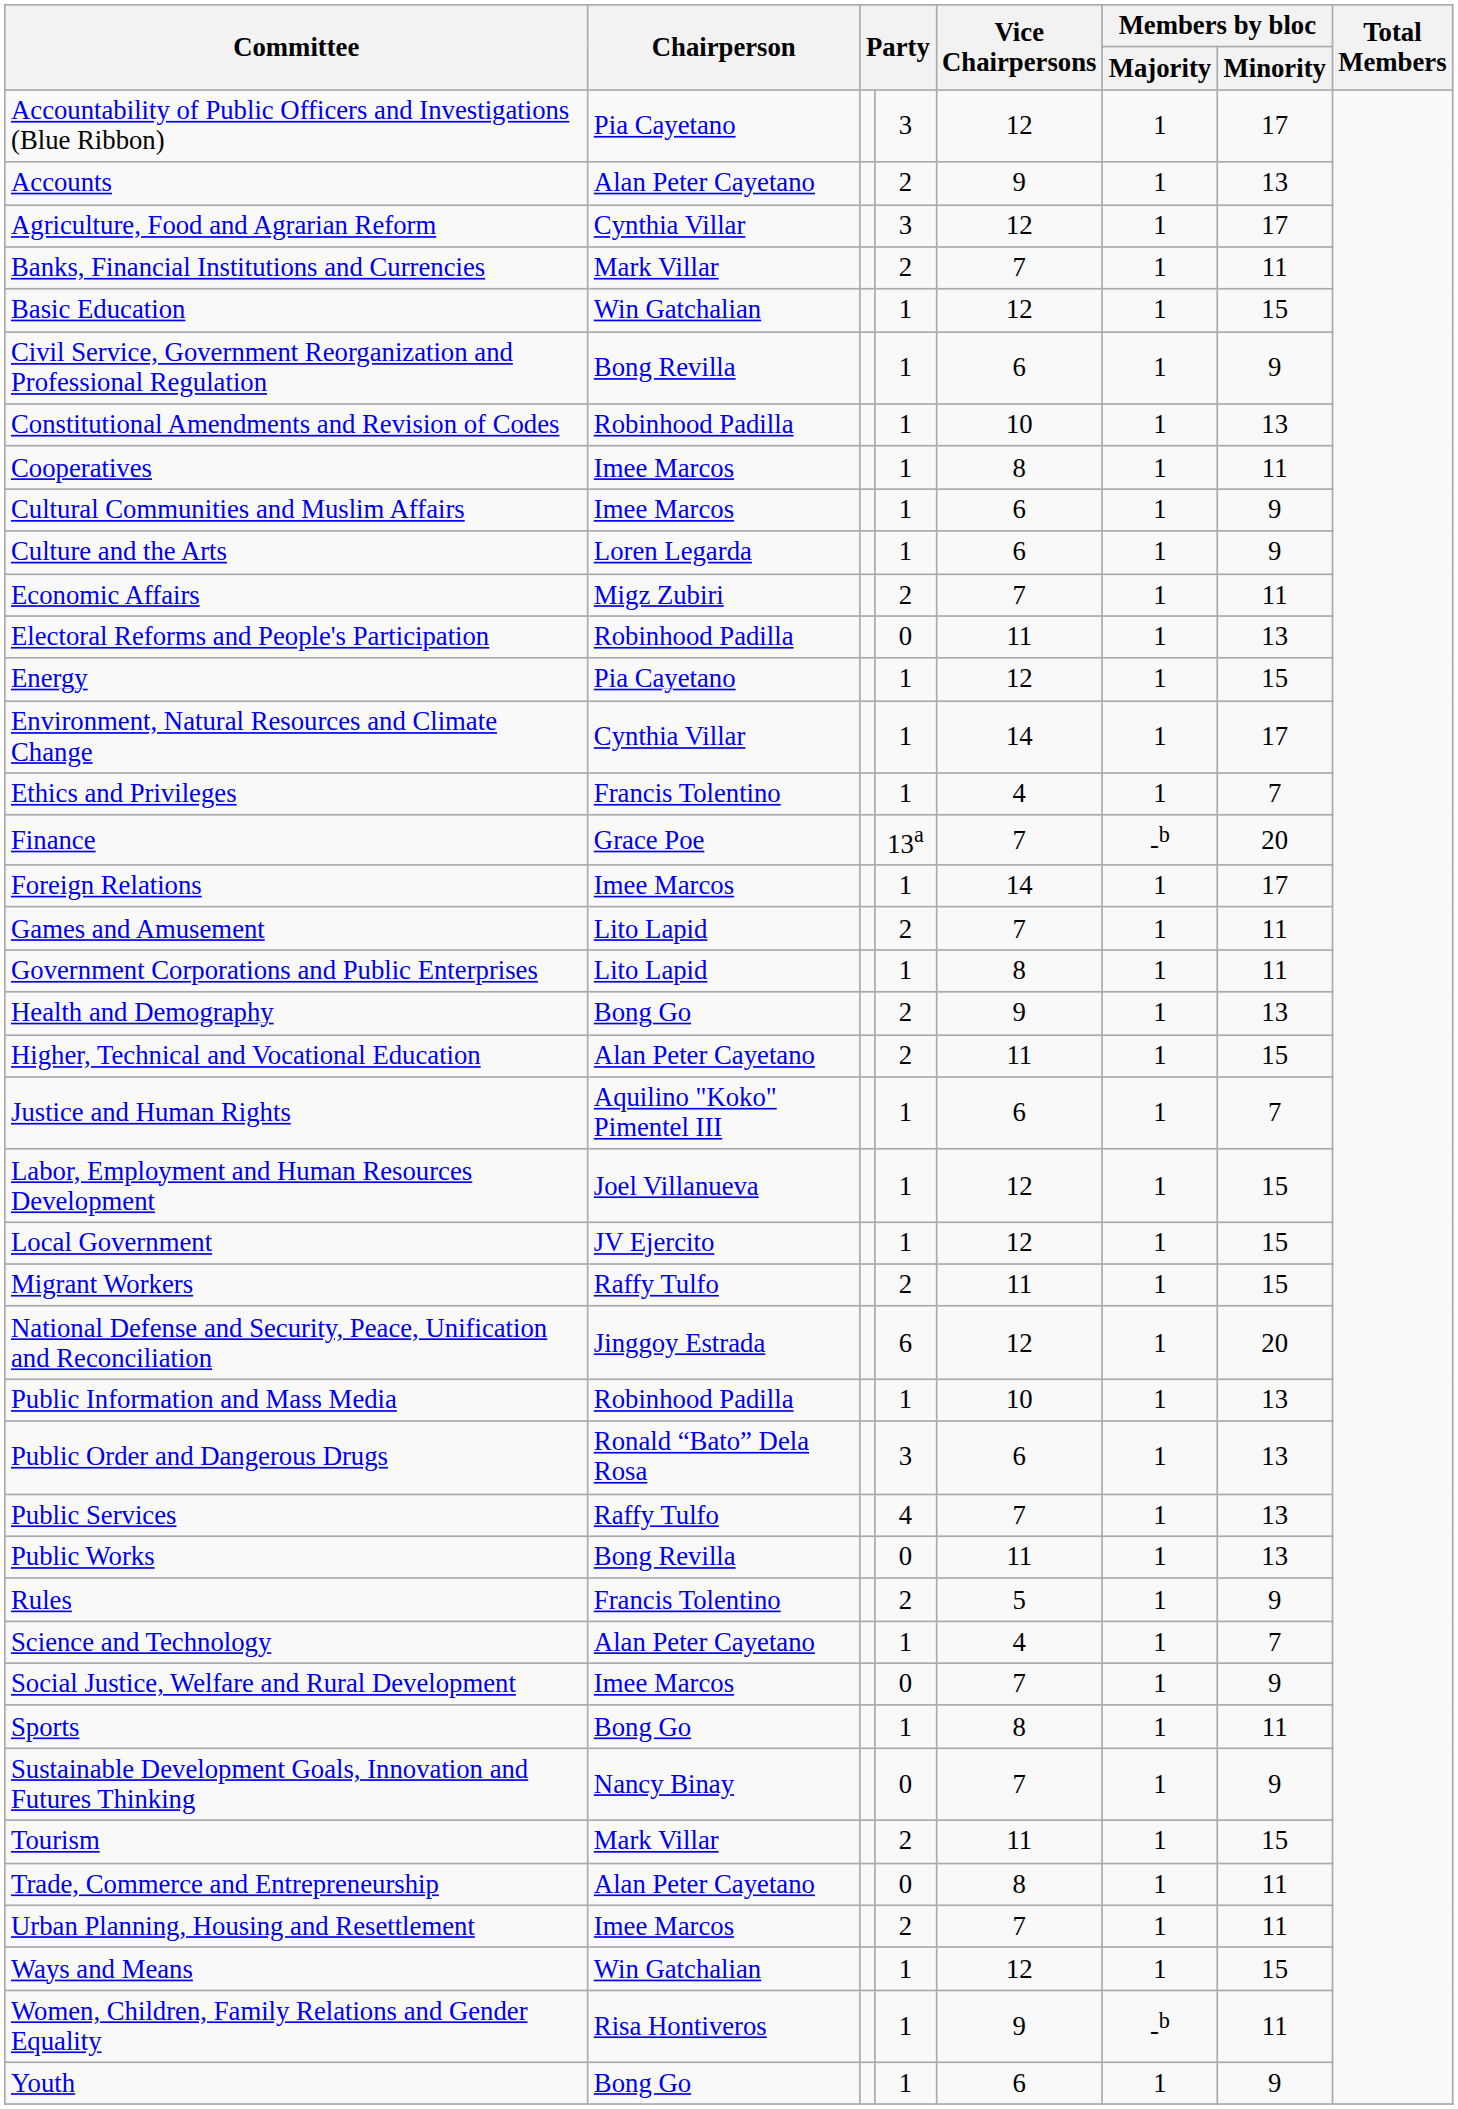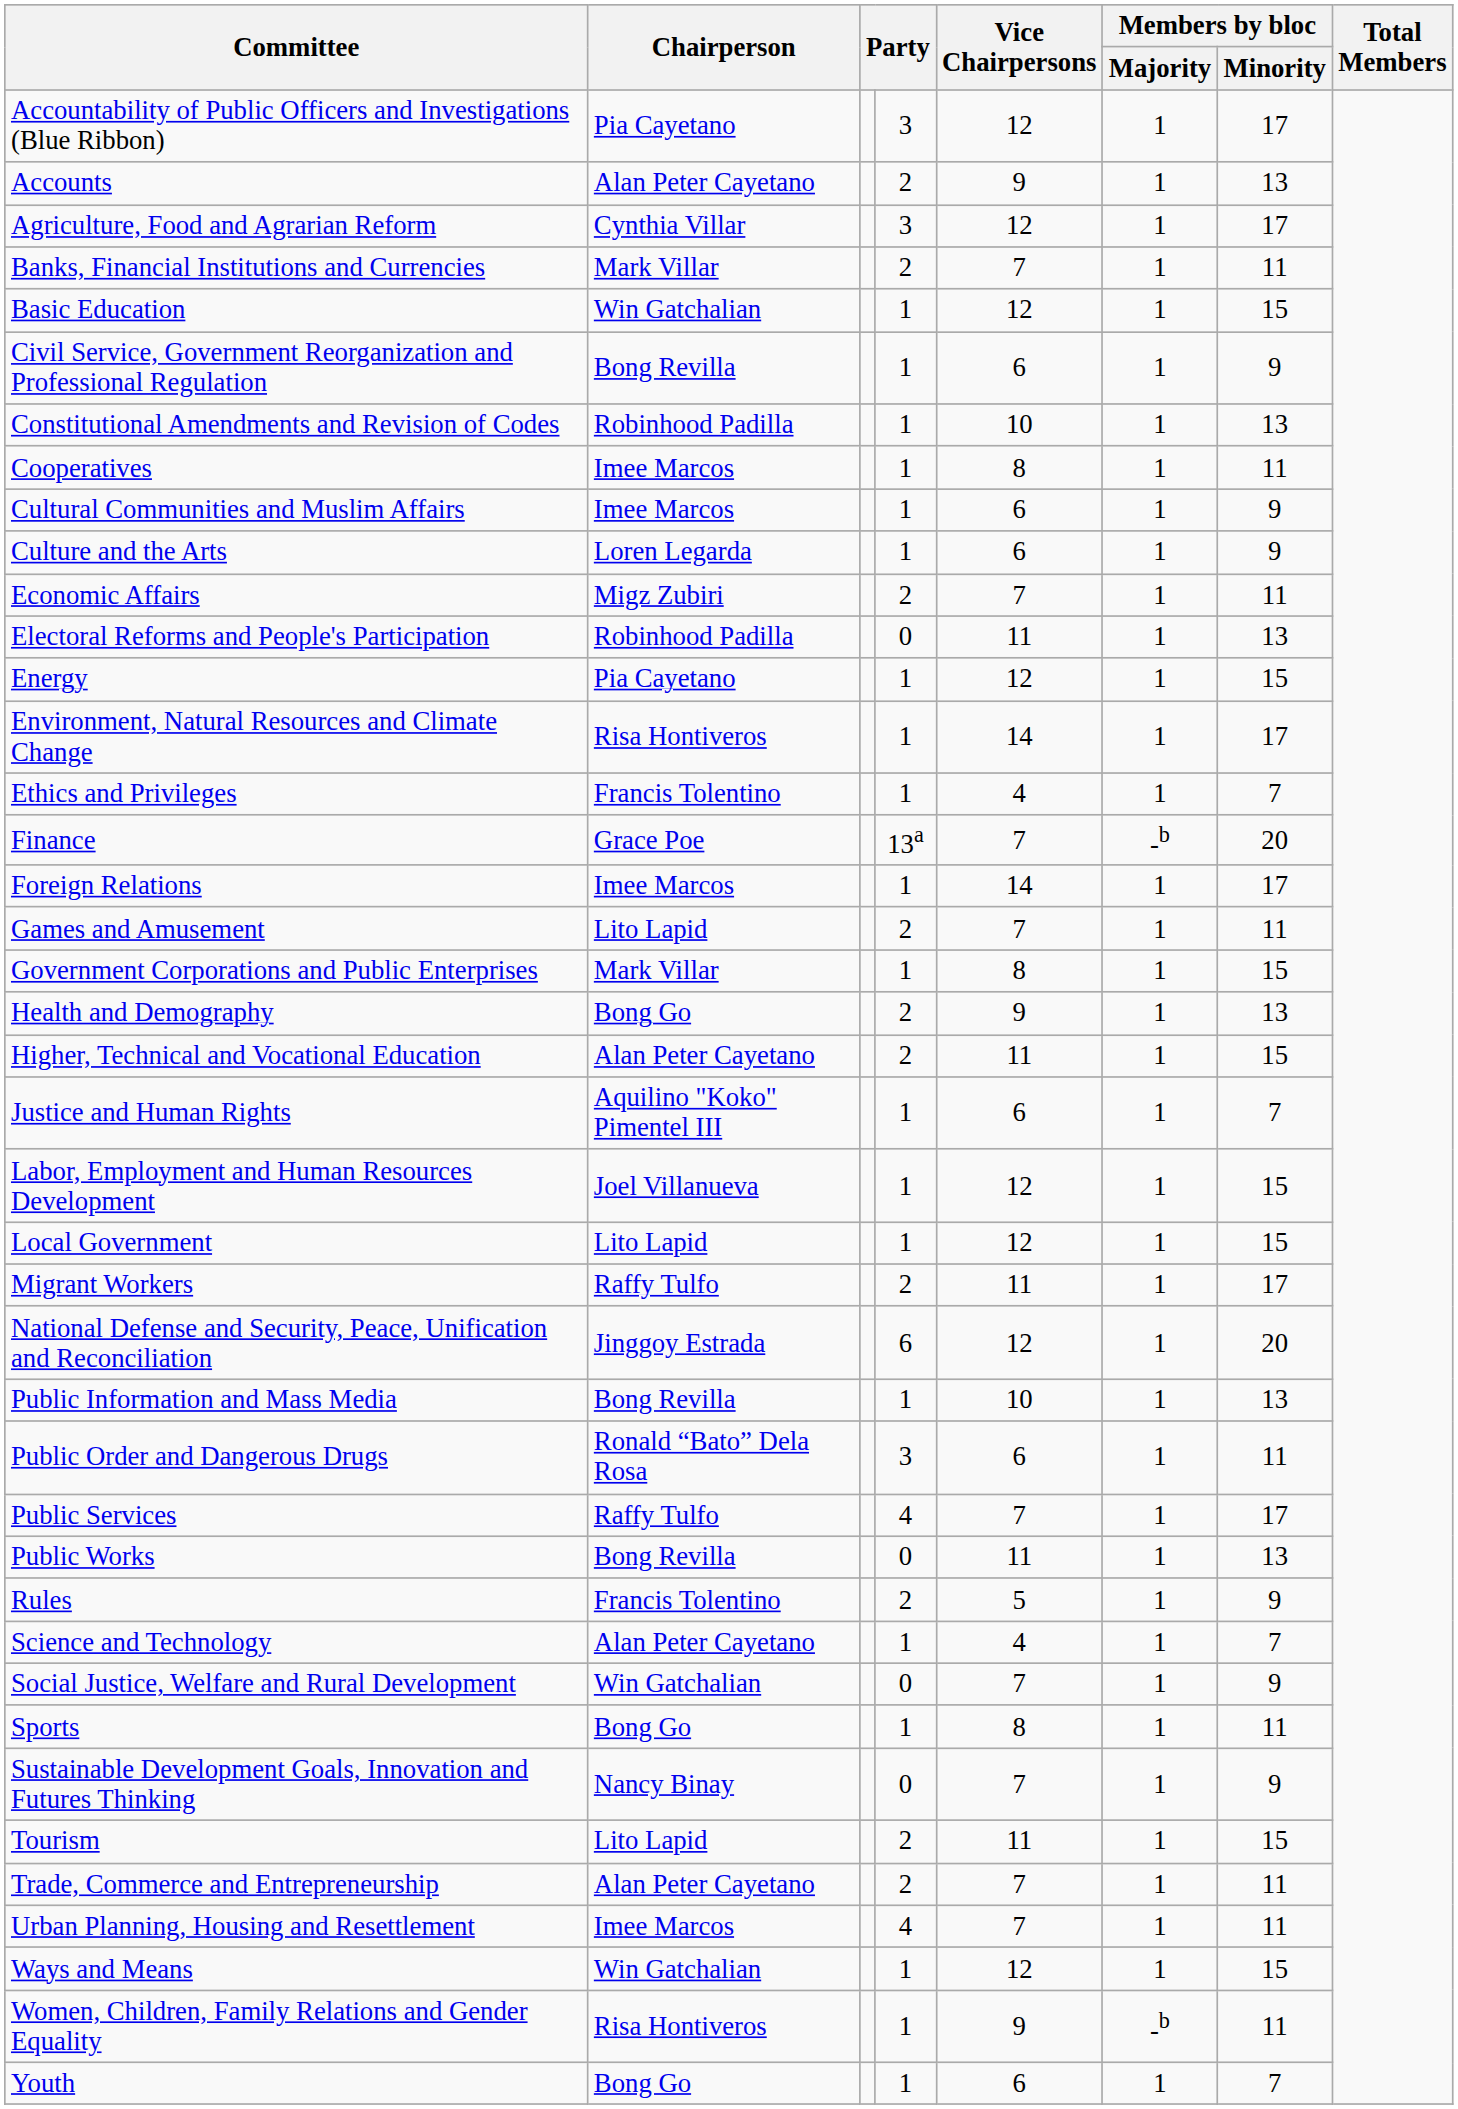(670, 736) Cynthia Villar -> (680, 736) Risa Hontiveros
(651, 970) Lito Lapid -> (656, 970) Mark Villar
(1275, 970) 11 -> (1275, 970) 15
(654, 1242) JV Ejercito -> (651, 1242) Lito Lapid
(1275, 1284) 15 -> (1275, 1284) 17
(694, 1399) Robinhood Padilla -> (665, 1399) Bong Revilla
(1275, 1457) 13 -> (1275, 1457) 11
(1275, 1514) 13 -> (1275, 1514) 17
(664, 1684) Imee Marcos -> (678, 1684) Win Gatchalian
(656, 1841) Mark Villar -> (651, 1841) Lito Lapid
(905, 1883) 0 -> (905, 1883) 2
(1019, 1883) 8 -> (1019, 1883) 7
(905, 1926) 2 -> (905, 1926) 4
(1275, 2083) 9 -> (1275, 2083) 7
